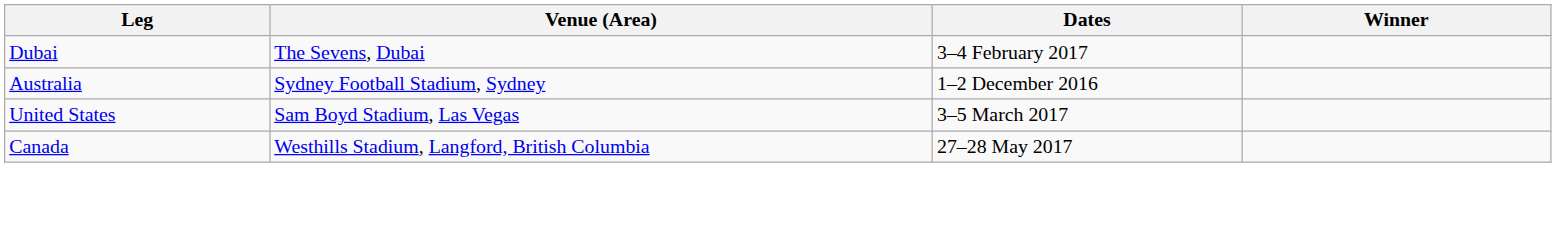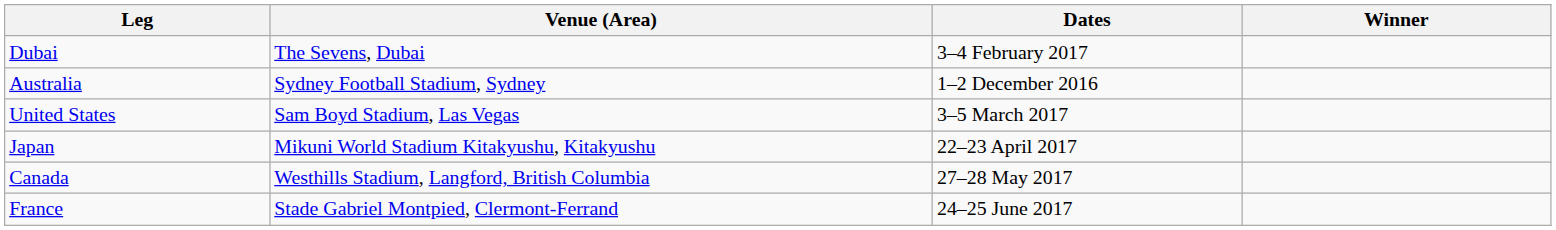+ row: (32, 146)
+ row: (36, 209)
